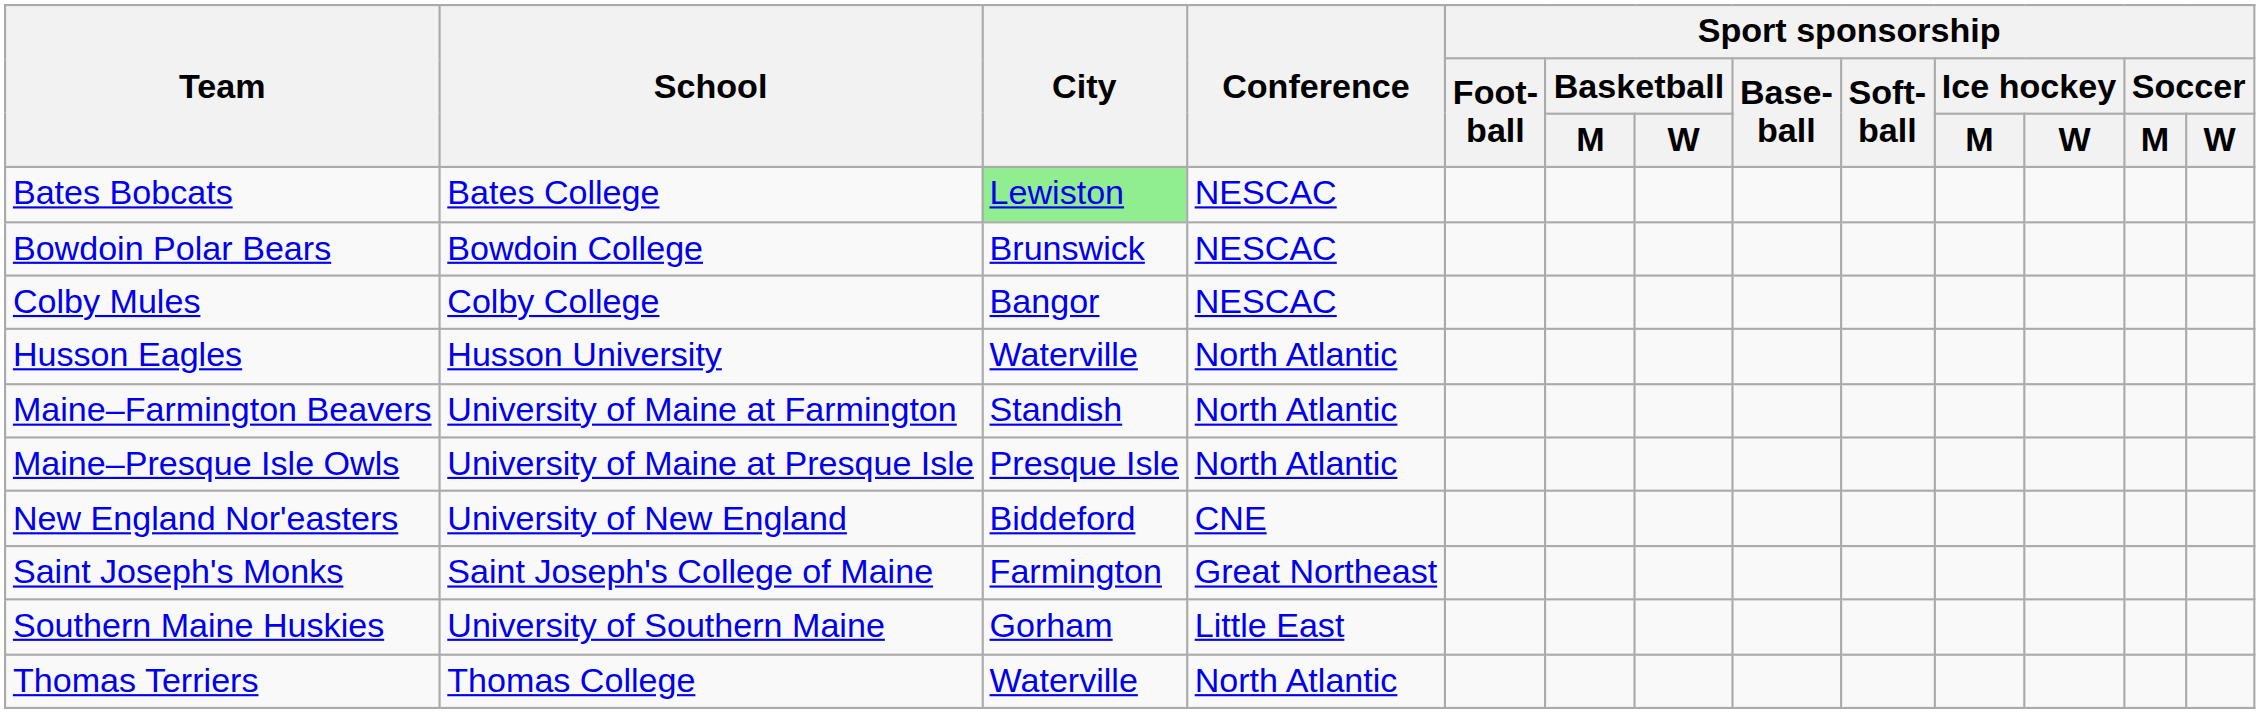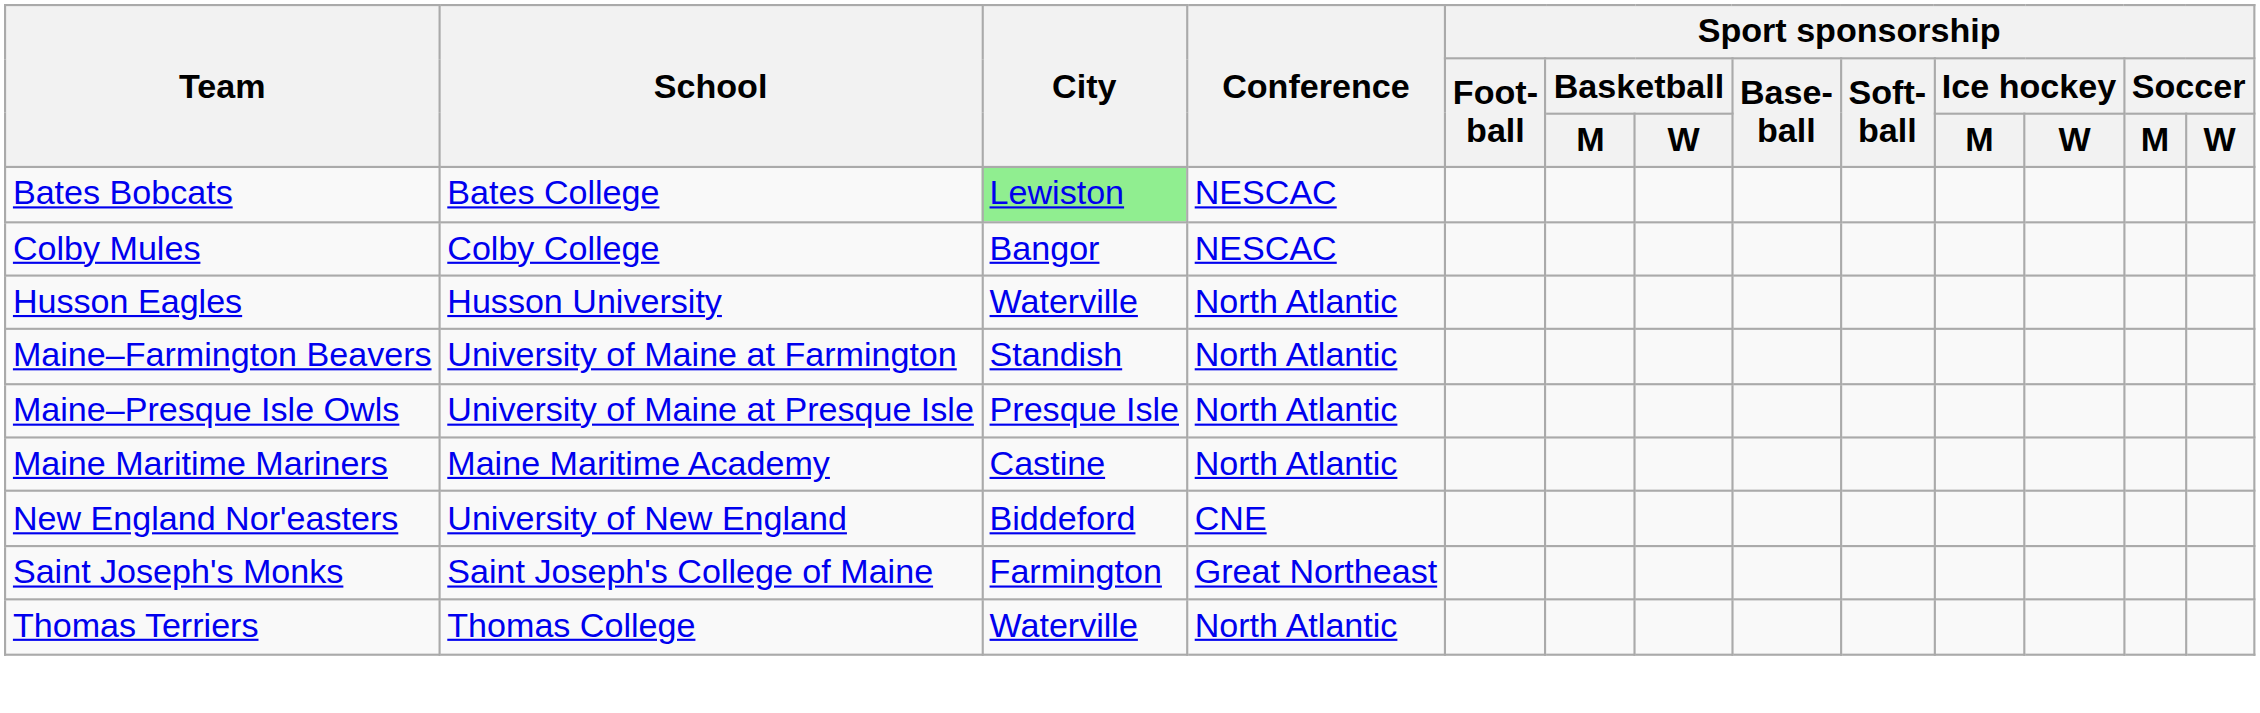- row: (172, 247)
+ row: (200, 463)
- row: (199, 626)
